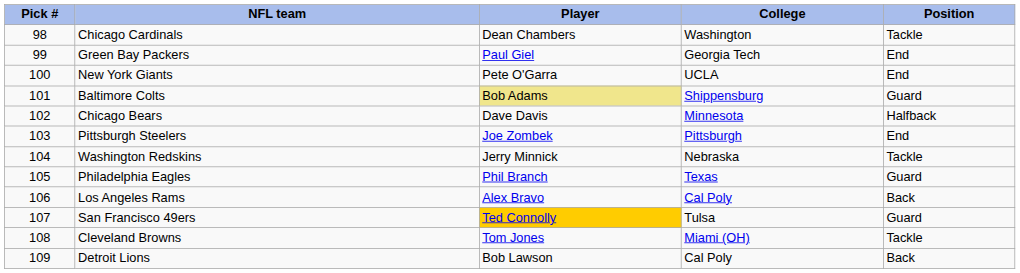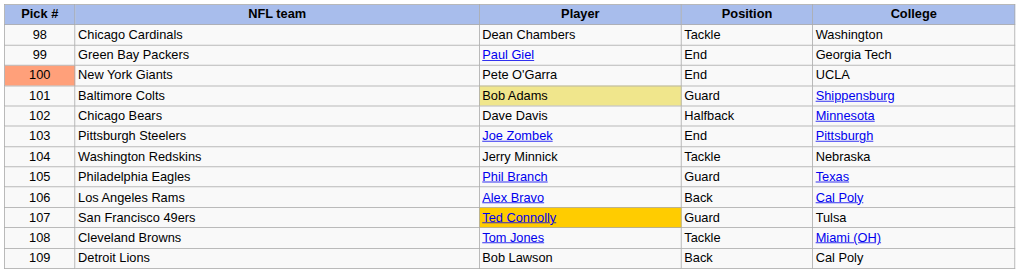columns swapped: (949, 14) <-> (782, 14)
(40, 75) no background -> (40, 75) lightsalmon background
